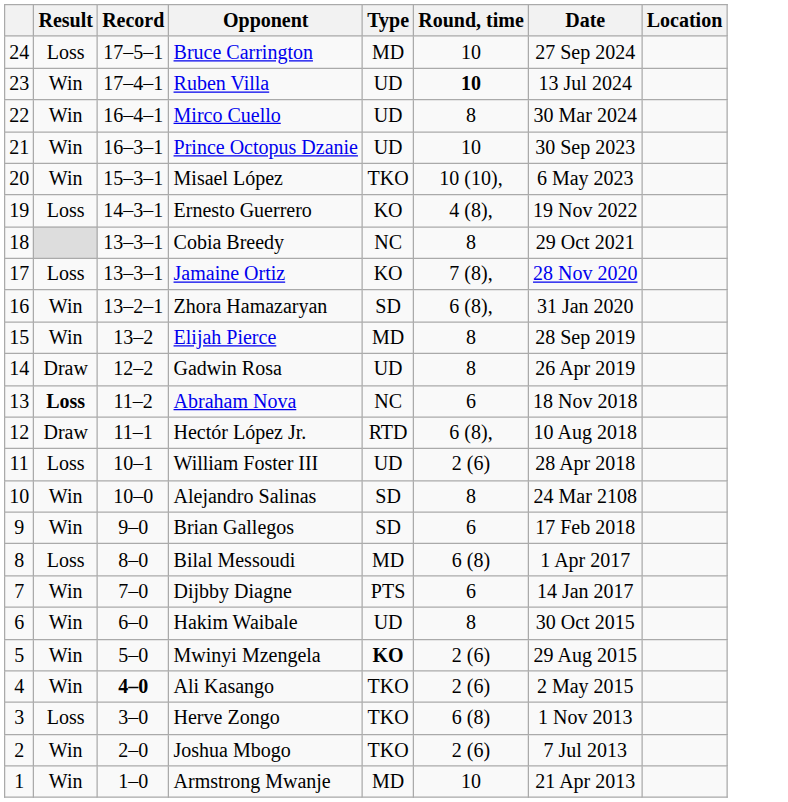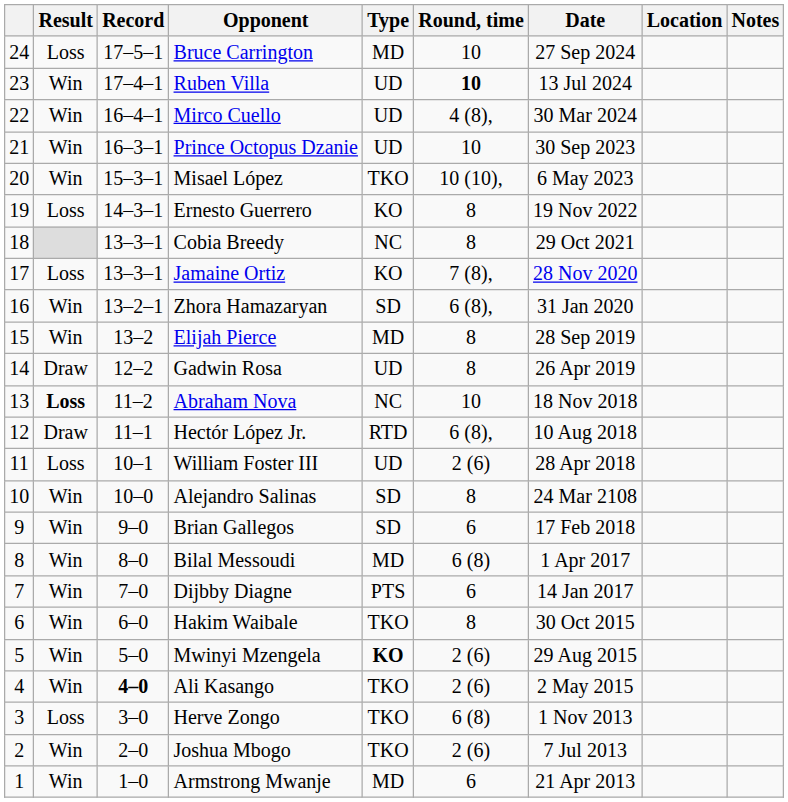+ column: (755, 20)
(471, 115) 8 -> (471, 115) 4 (8),
(471, 210) 4 (8), -> (471, 210) 8
(471, 400) 6 -> (471, 400) 10
(66, 559) Loss -> (66, 559) Win
(388, 623) UD -> (388, 623) TKO
(471, 781) 10 -> (471, 781) 6
